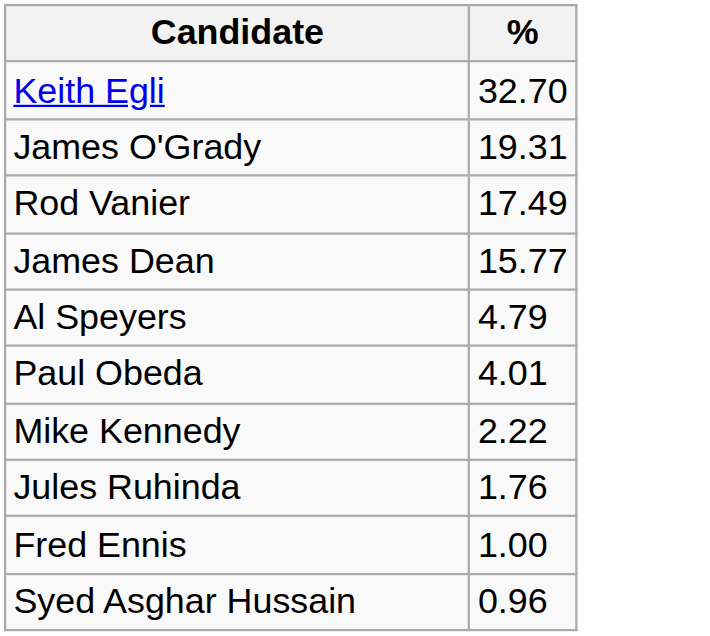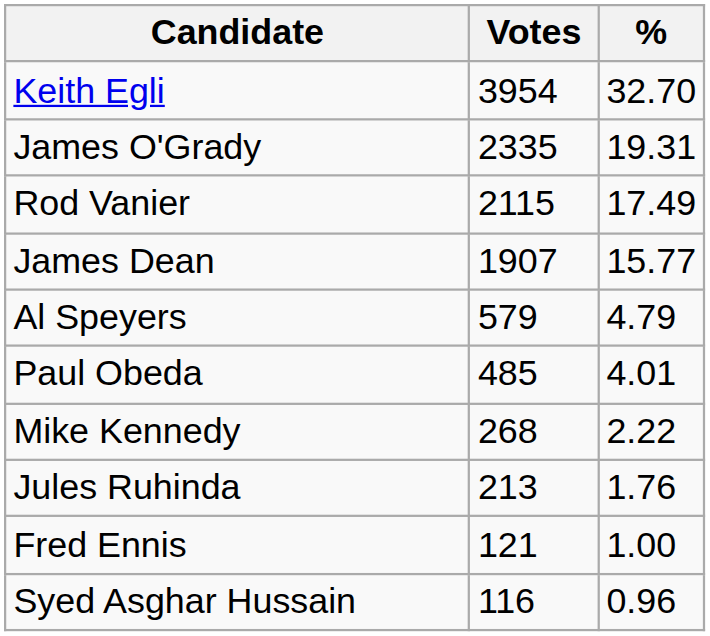+ column: (534, 32)
